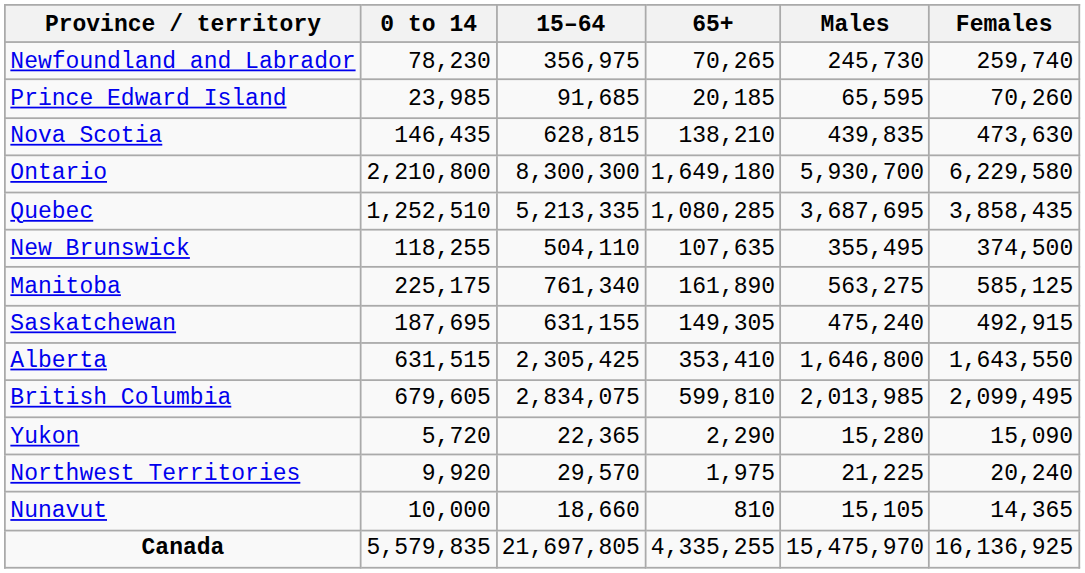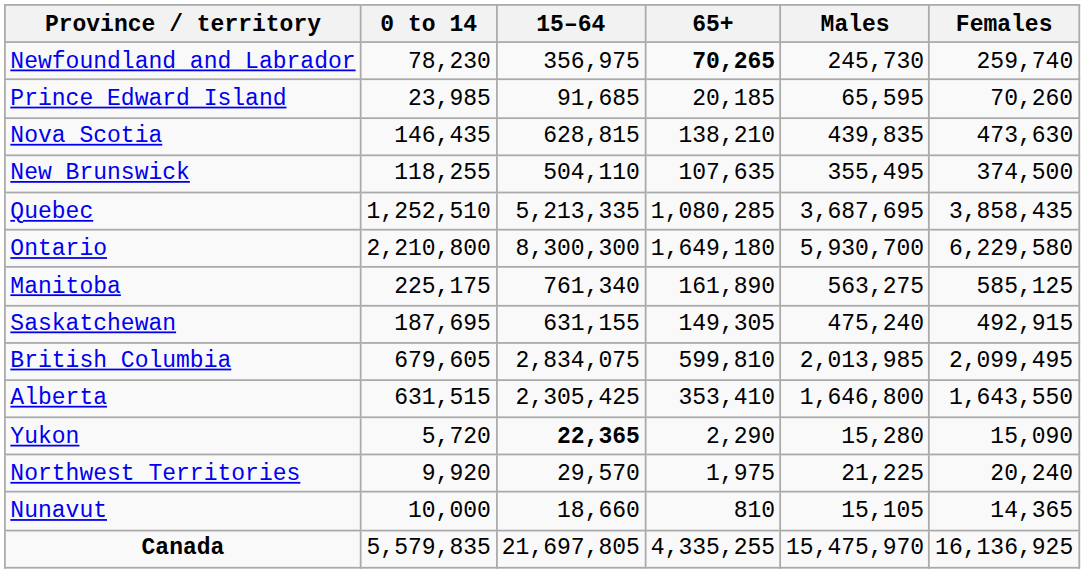(734, 61) normal -> (734, 61) bold
rows swapped: (100, 249) <-> (59, 174)
rows swapped: (59, 361) <-> (121, 399)
(598, 436) normal -> (598, 436) bold
